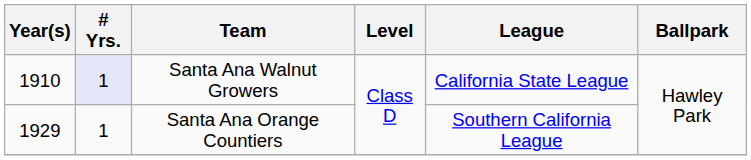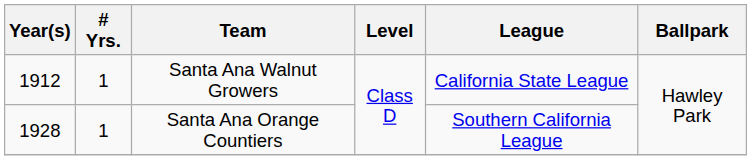(40, 80) 1910 -> (40, 80) 1912
(103, 80) lavender background -> (103, 80) no background
(40, 130) 1929 -> (40, 130) 1928
